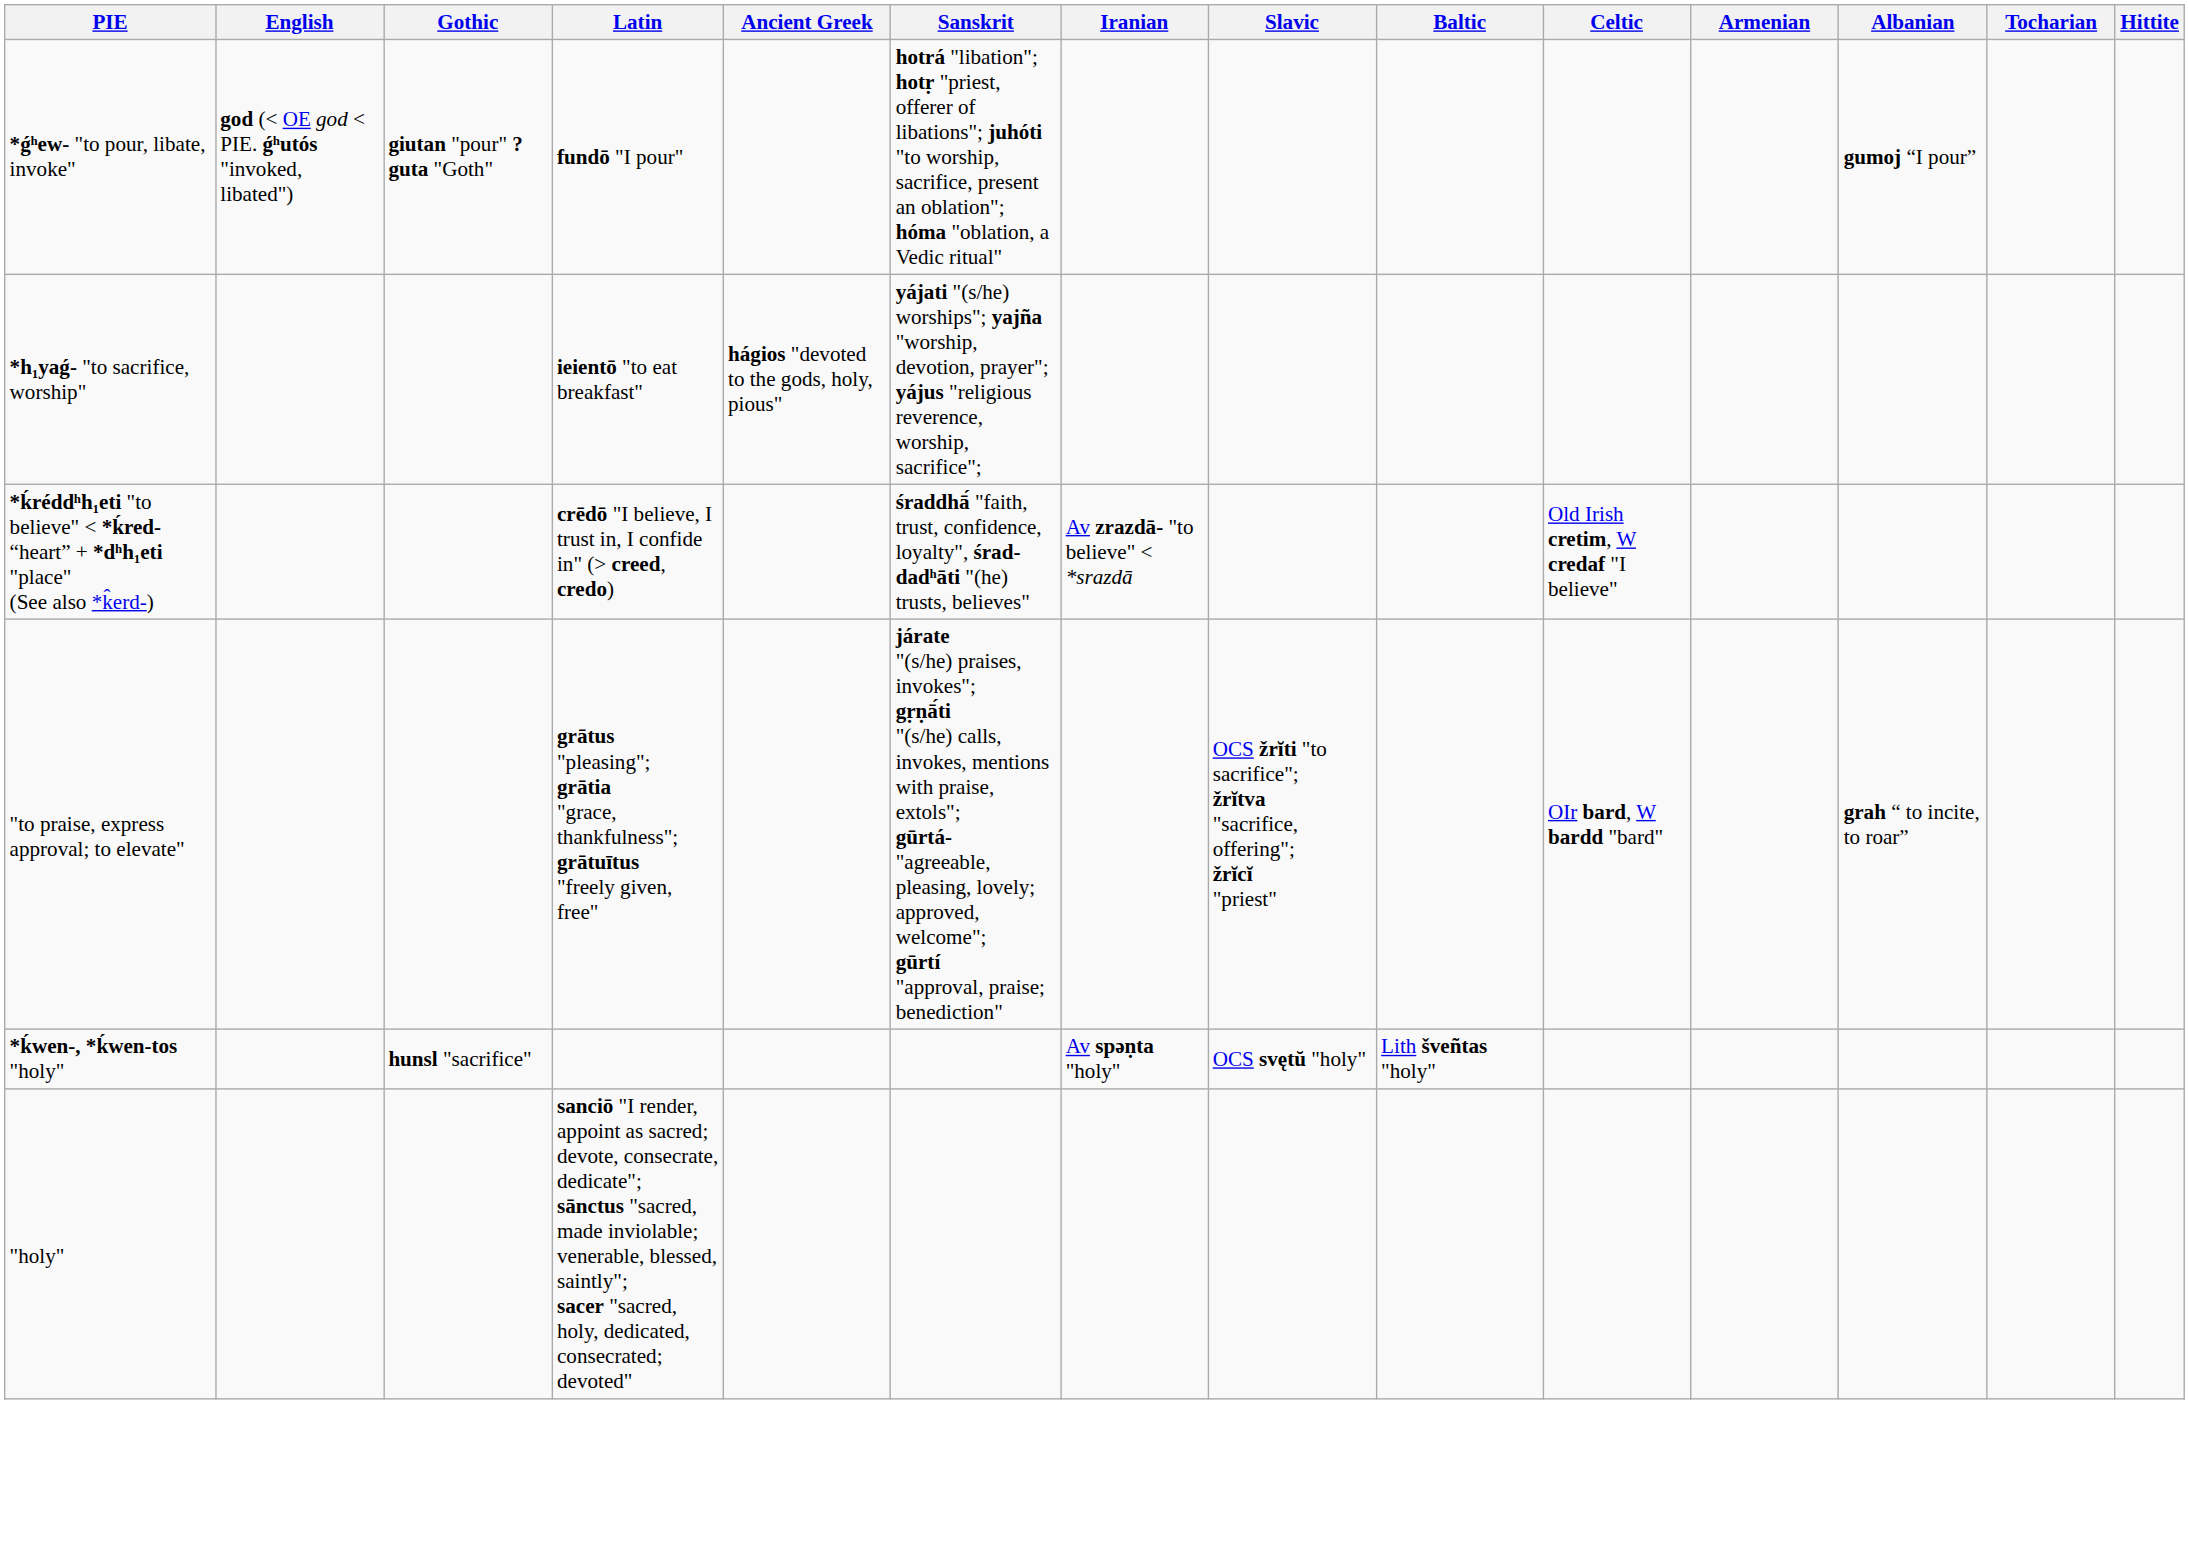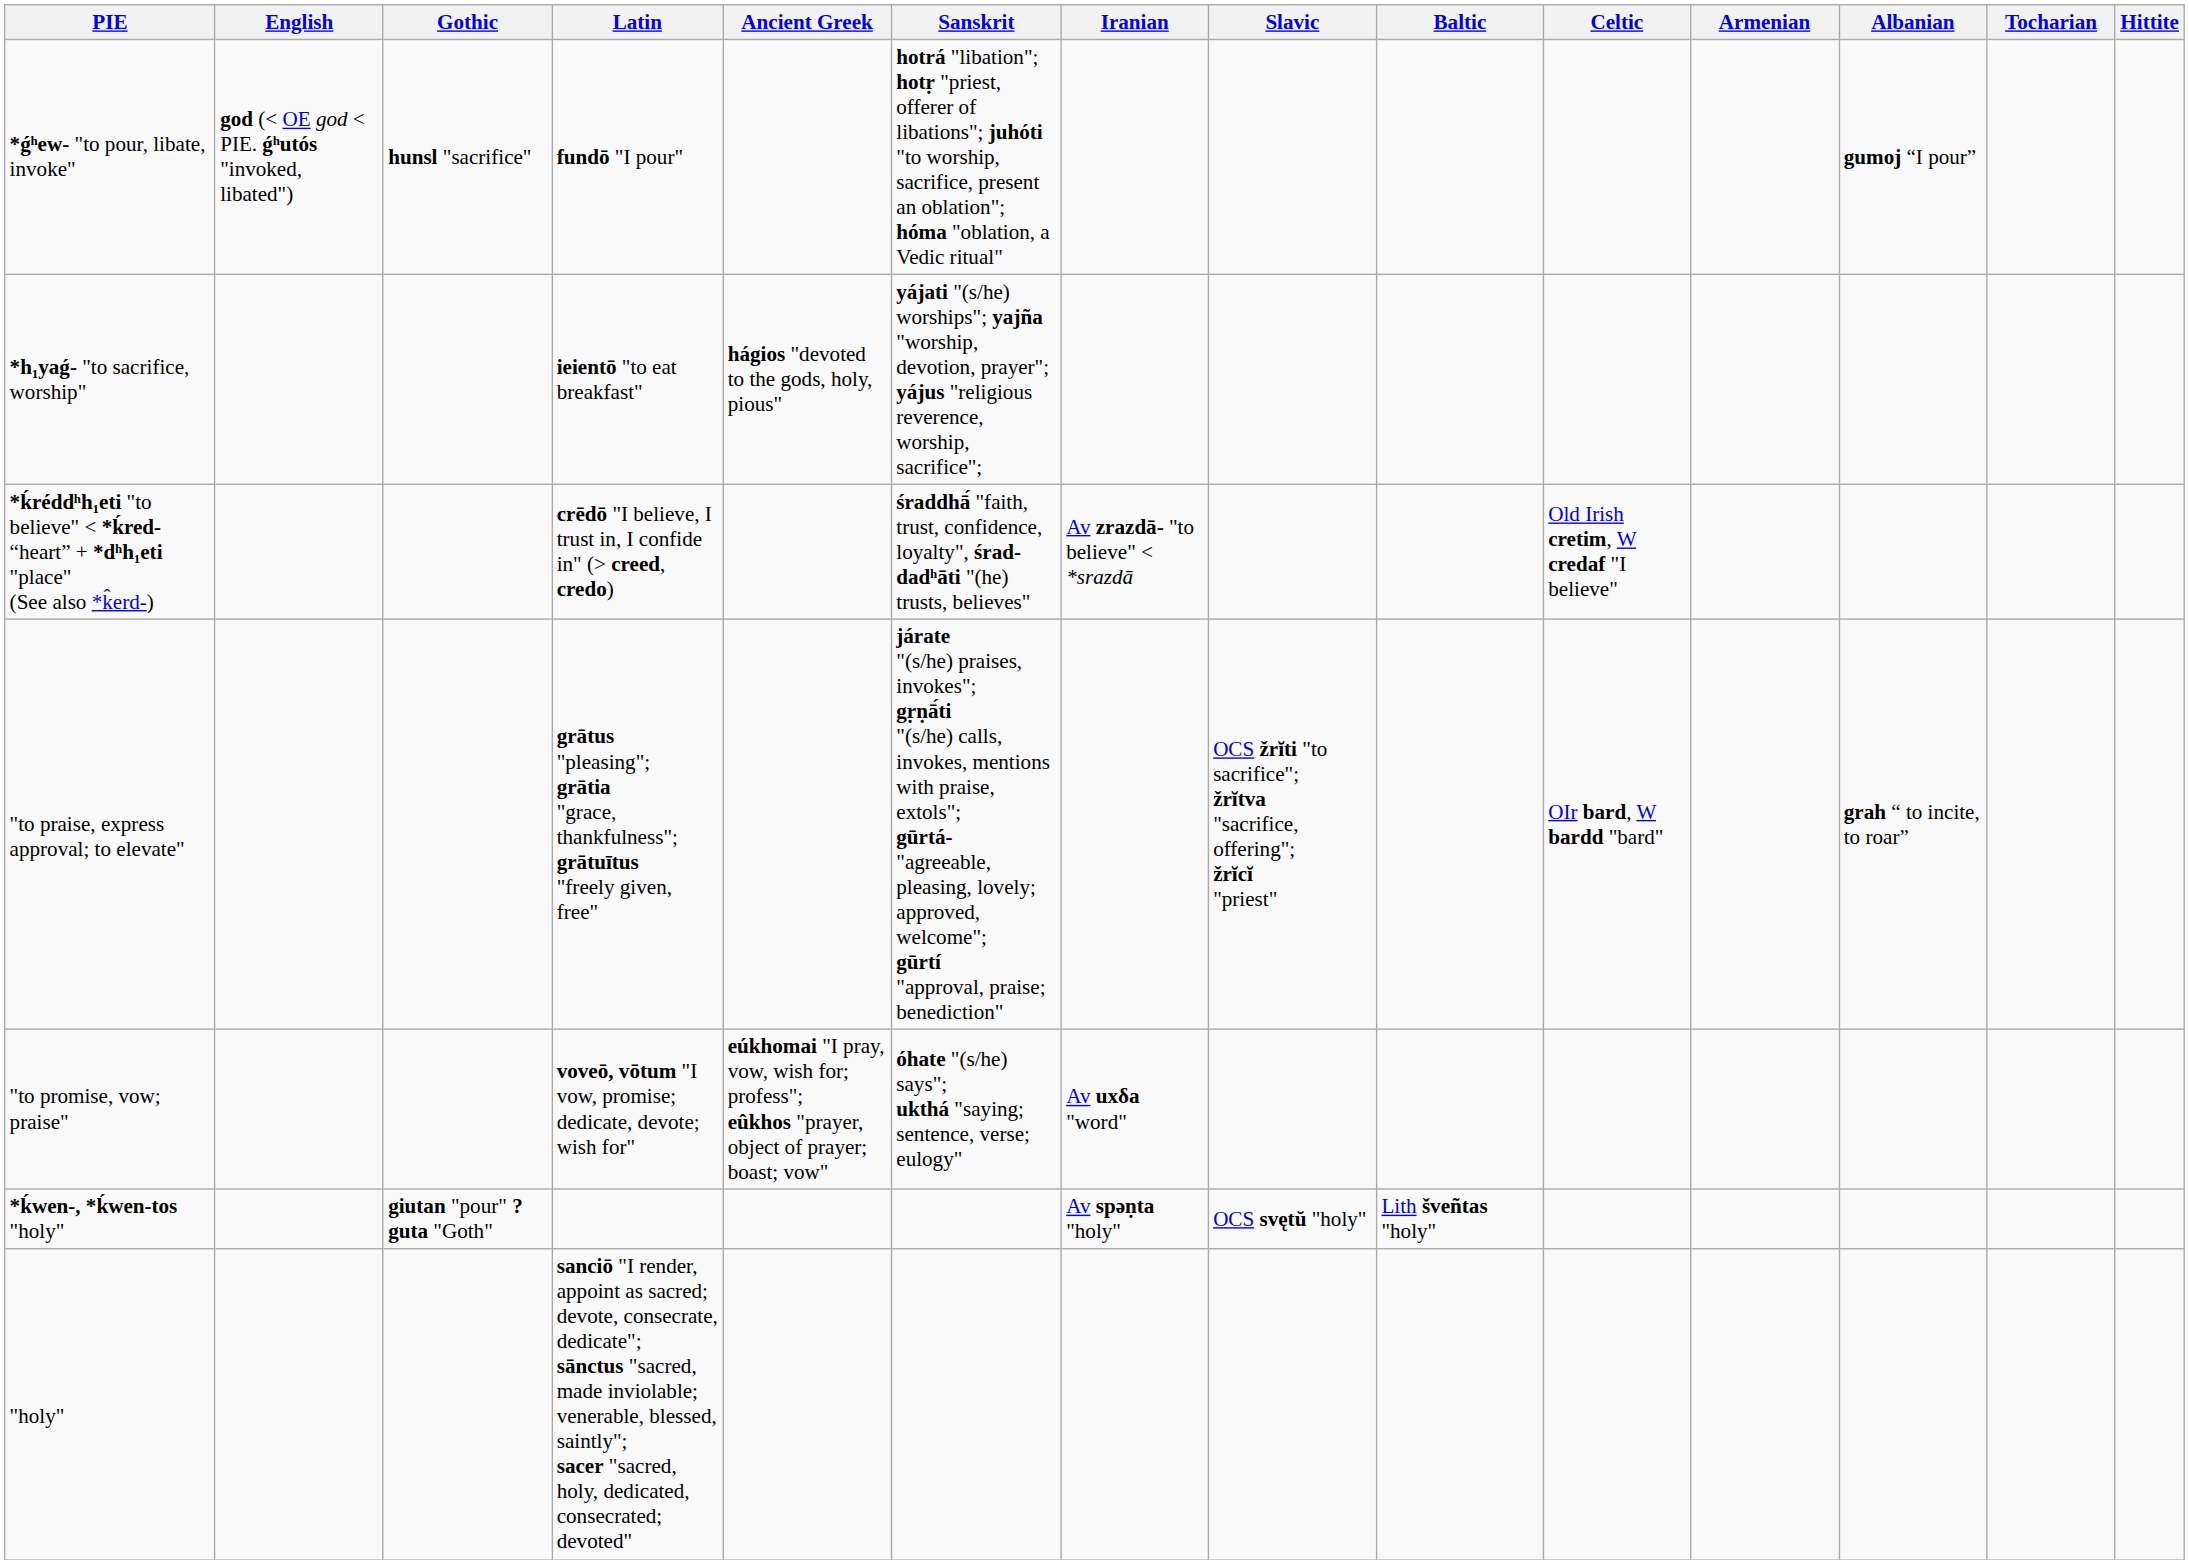(456, 157) giutan "pour" ?guta "Goth" -> (460, 157) hunsl "sacrifice"
+ row: (85, 1109)
(460, 1059) hunsl "sacrifice" -> (455, 1219) giutan "pour" ?guta "Goth"
